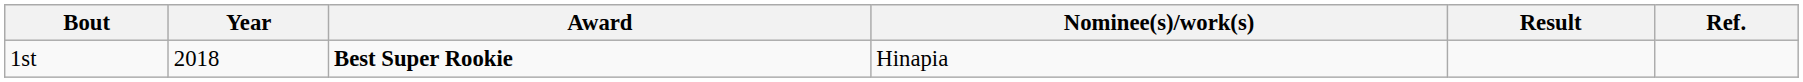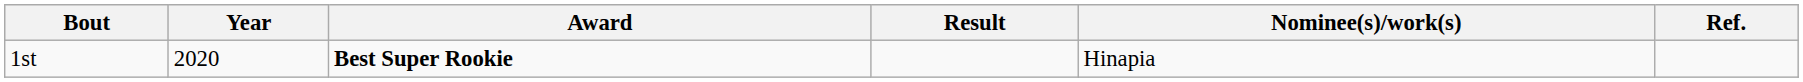columns swapped: (1159, 22) <-> (1551, 22)
(197, 58) 2018 -> (197, 58) 2020
